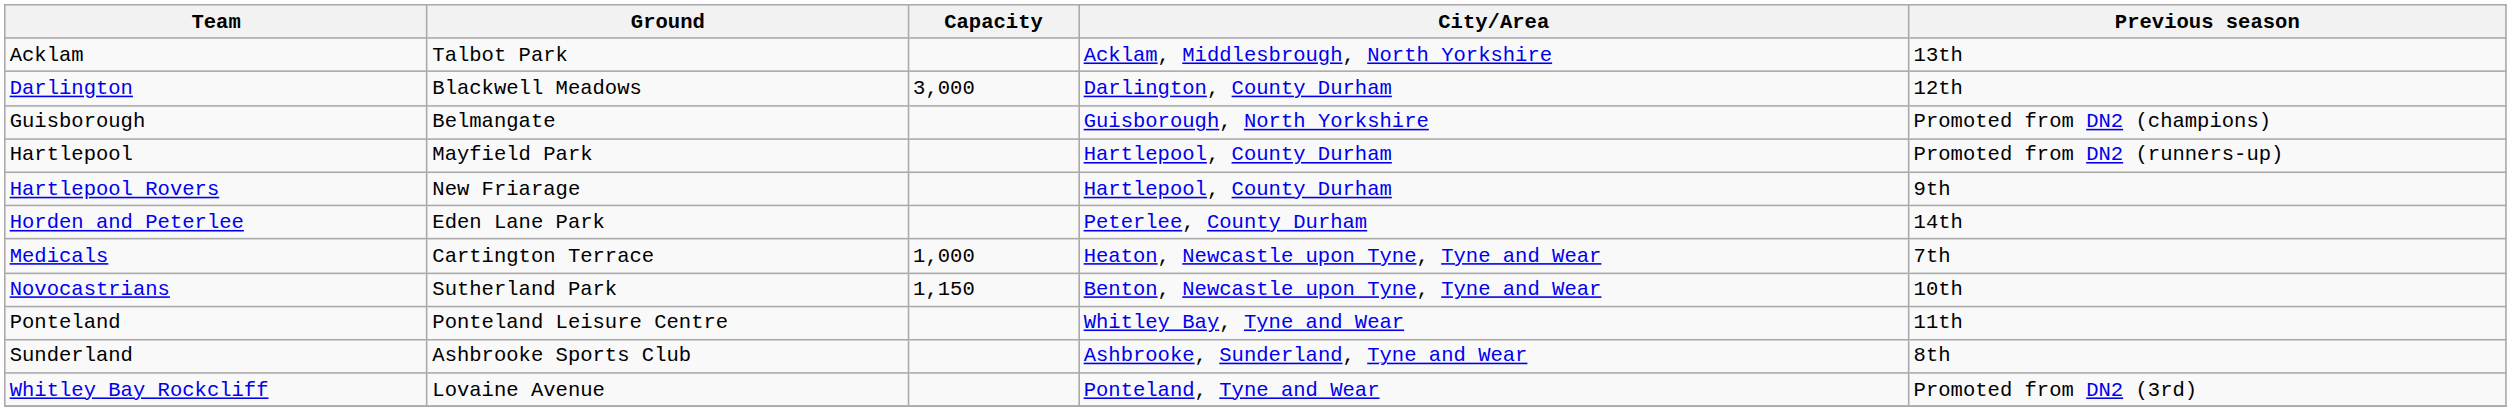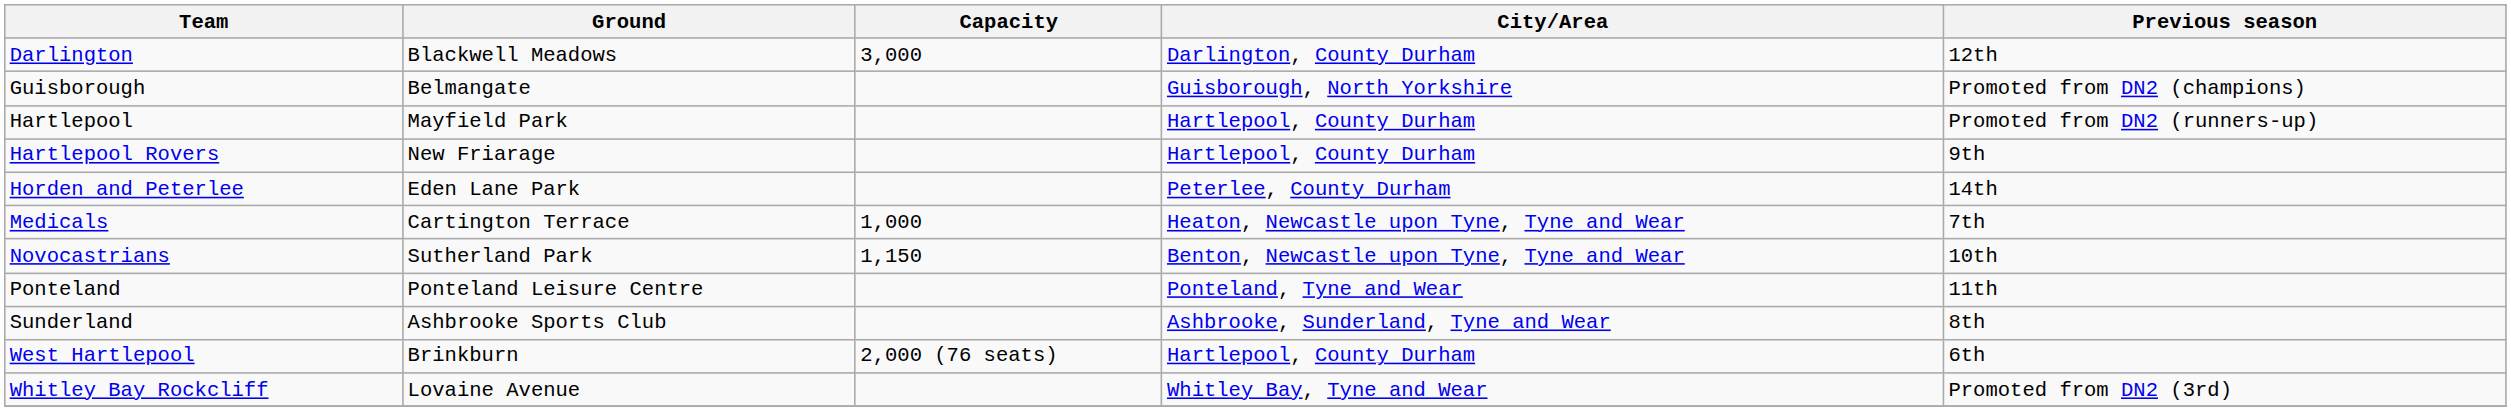- row: (47, 55)
(1244, 323) Whitley Bay, Tyne and Wear -> (1315, 289) Ponteland, Tyne and Wear
+ row: (102, 356)
(1232, 390) Ponteland, Tyne and Wear -> (1327, 390) Whitley Bay, Tyne and Wear
